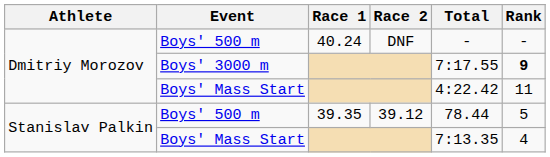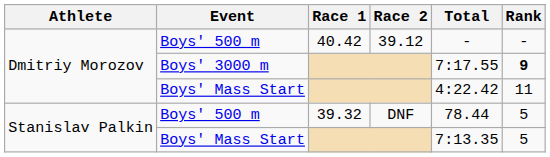(339, 41) 40.24 -> (339, 41) 40.42
(401, 41) DNF -> (401, 41) 39.12
(339, 115) 39.35 -> (339, 115) 39.32
(401, 115) 39.12 -> (401, 115) DNF
(524, 140) 4 -> (524, 140) 5
